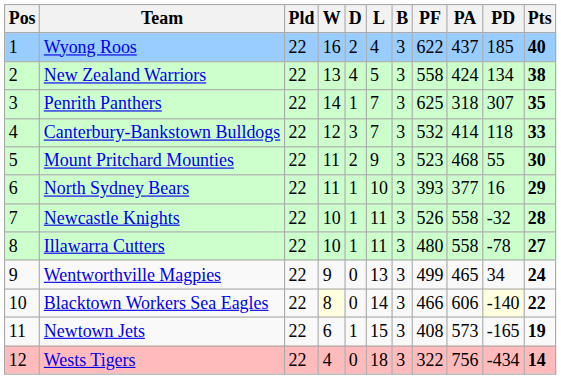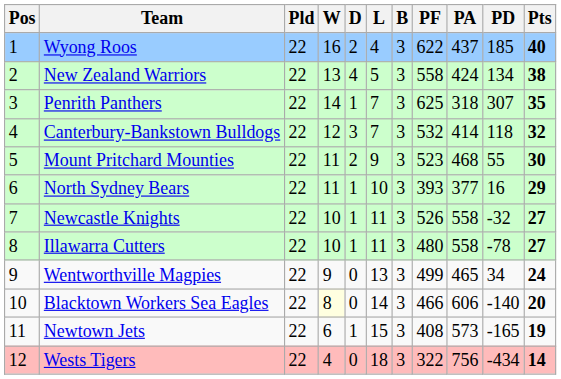(537, 132) 33 -> (537, 132) 32
(537, 217) 28 -> (537, 217) 27
(503, 302) lightyellow background -> (503, 302) no background
(537, 302) 22 -> (537, 302) 20
